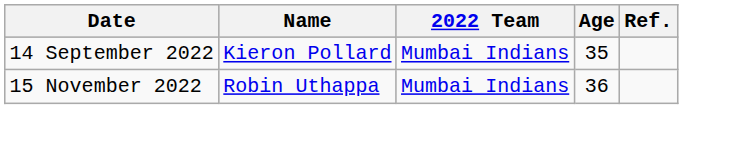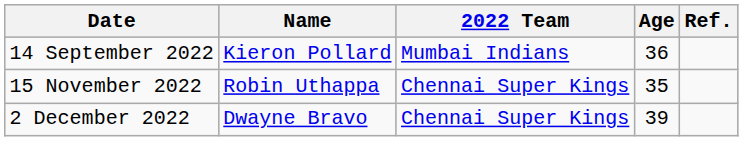(597, 54) 35 -> (657, 54) 36
(485, 86) Mumbai Indians -> (515, 86) Chennai Super Kings
(597, 86) 36 -> (657, 86) 35
+ row: (100, 119)
